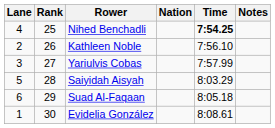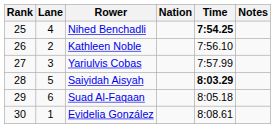columns swapped: (50, 13) <-> (19, 13)
(215, 81) normal -> (215, 81) bold
